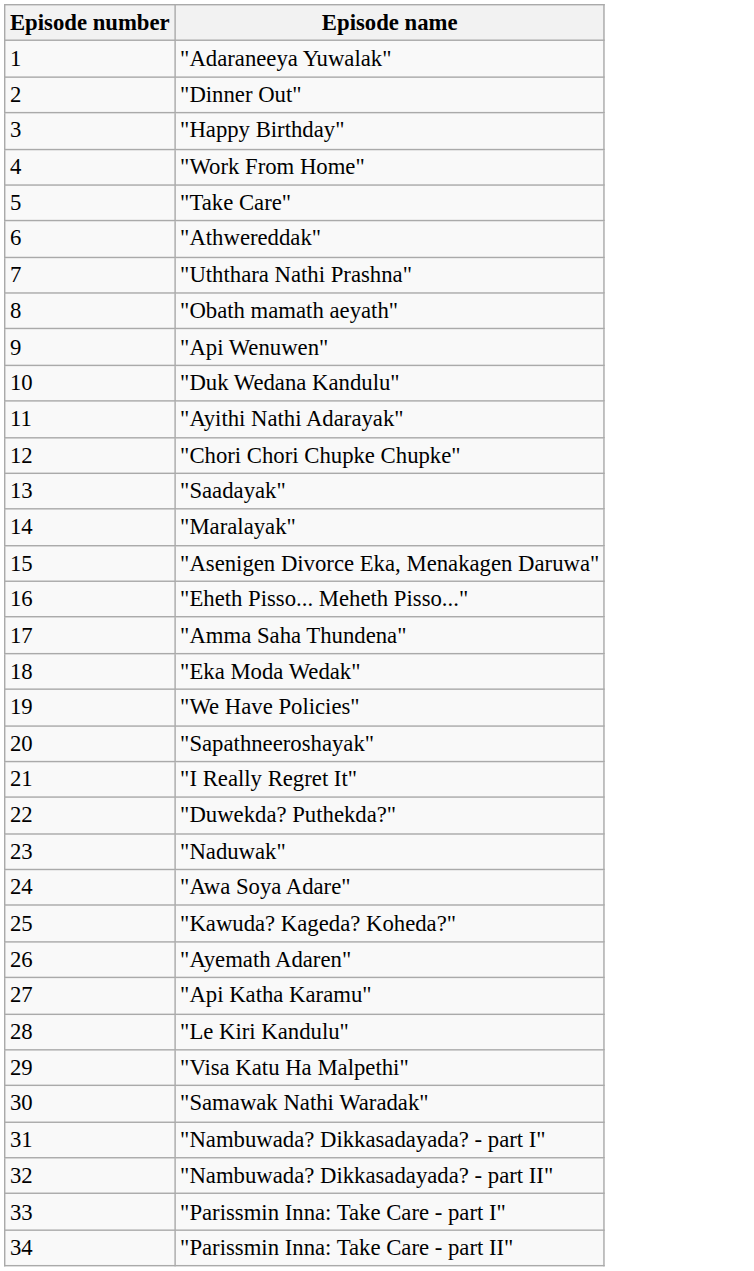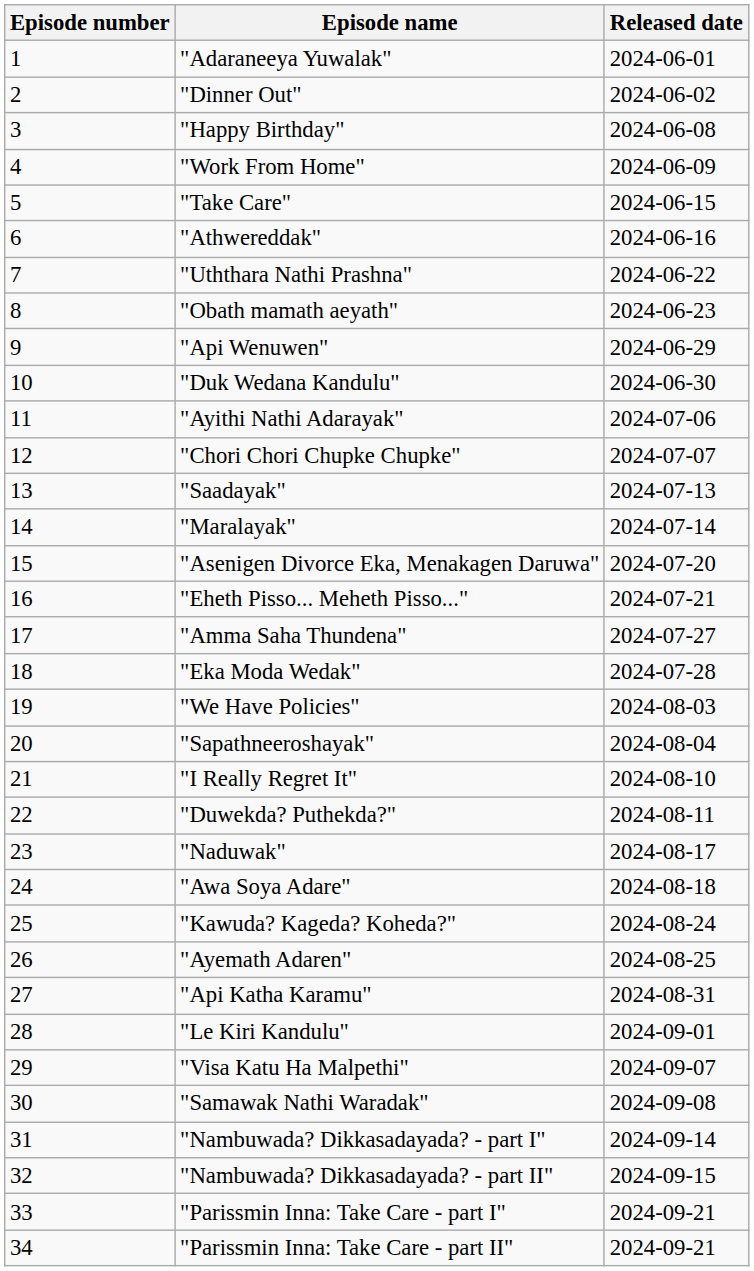+ column: (676, 22)
